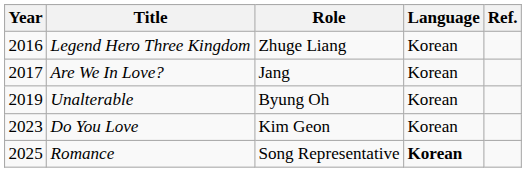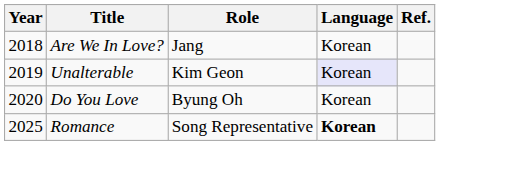- row: (151, 45)
(26, 72) 2017 -> (26, 45) 2018
(294, 99) Byung Oh -> (208, 72) Kim Geon
(433, 99) no background -> (346, 72) lavender background
(26, 126) 2023 -> (26, 99) 2020
(294, 126) Kim Geon -> (207, 99) Byung Oh
